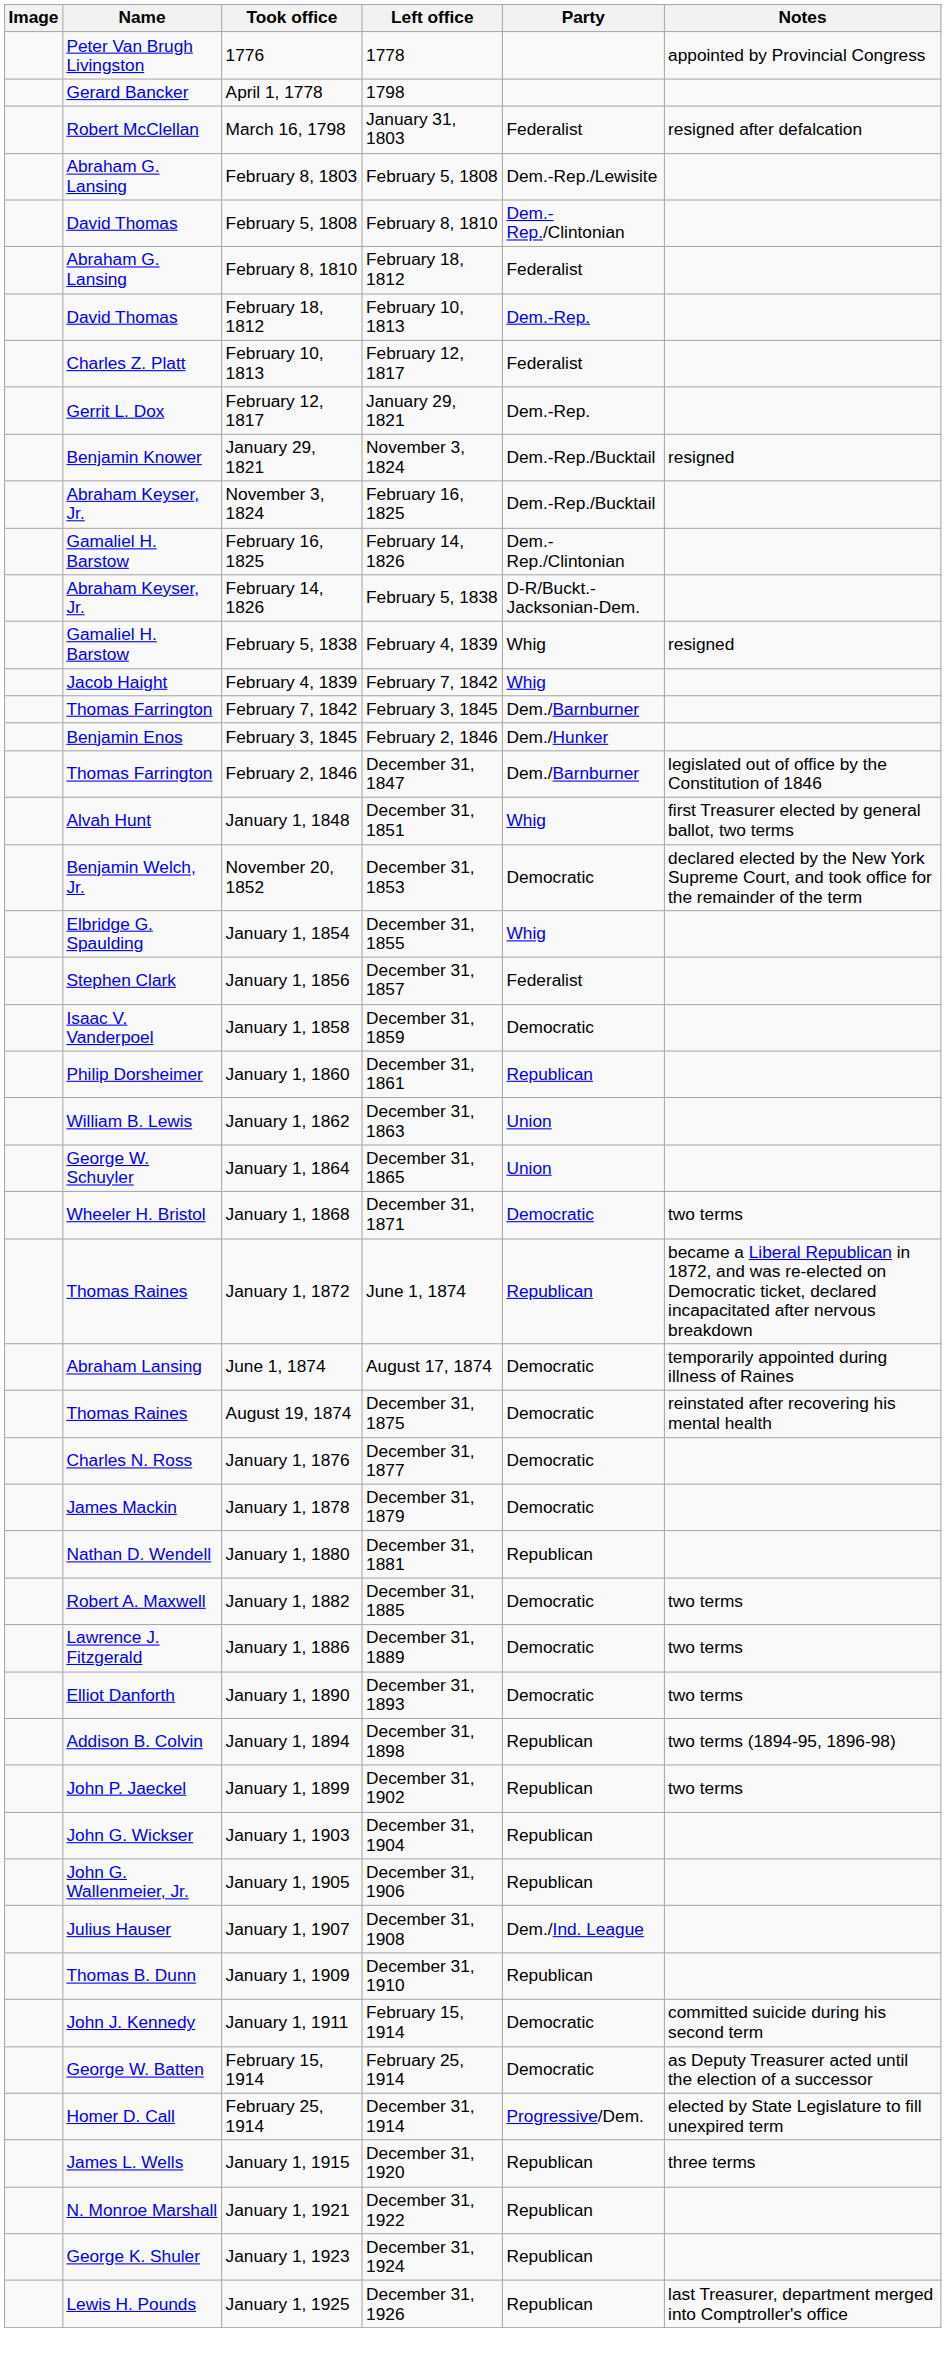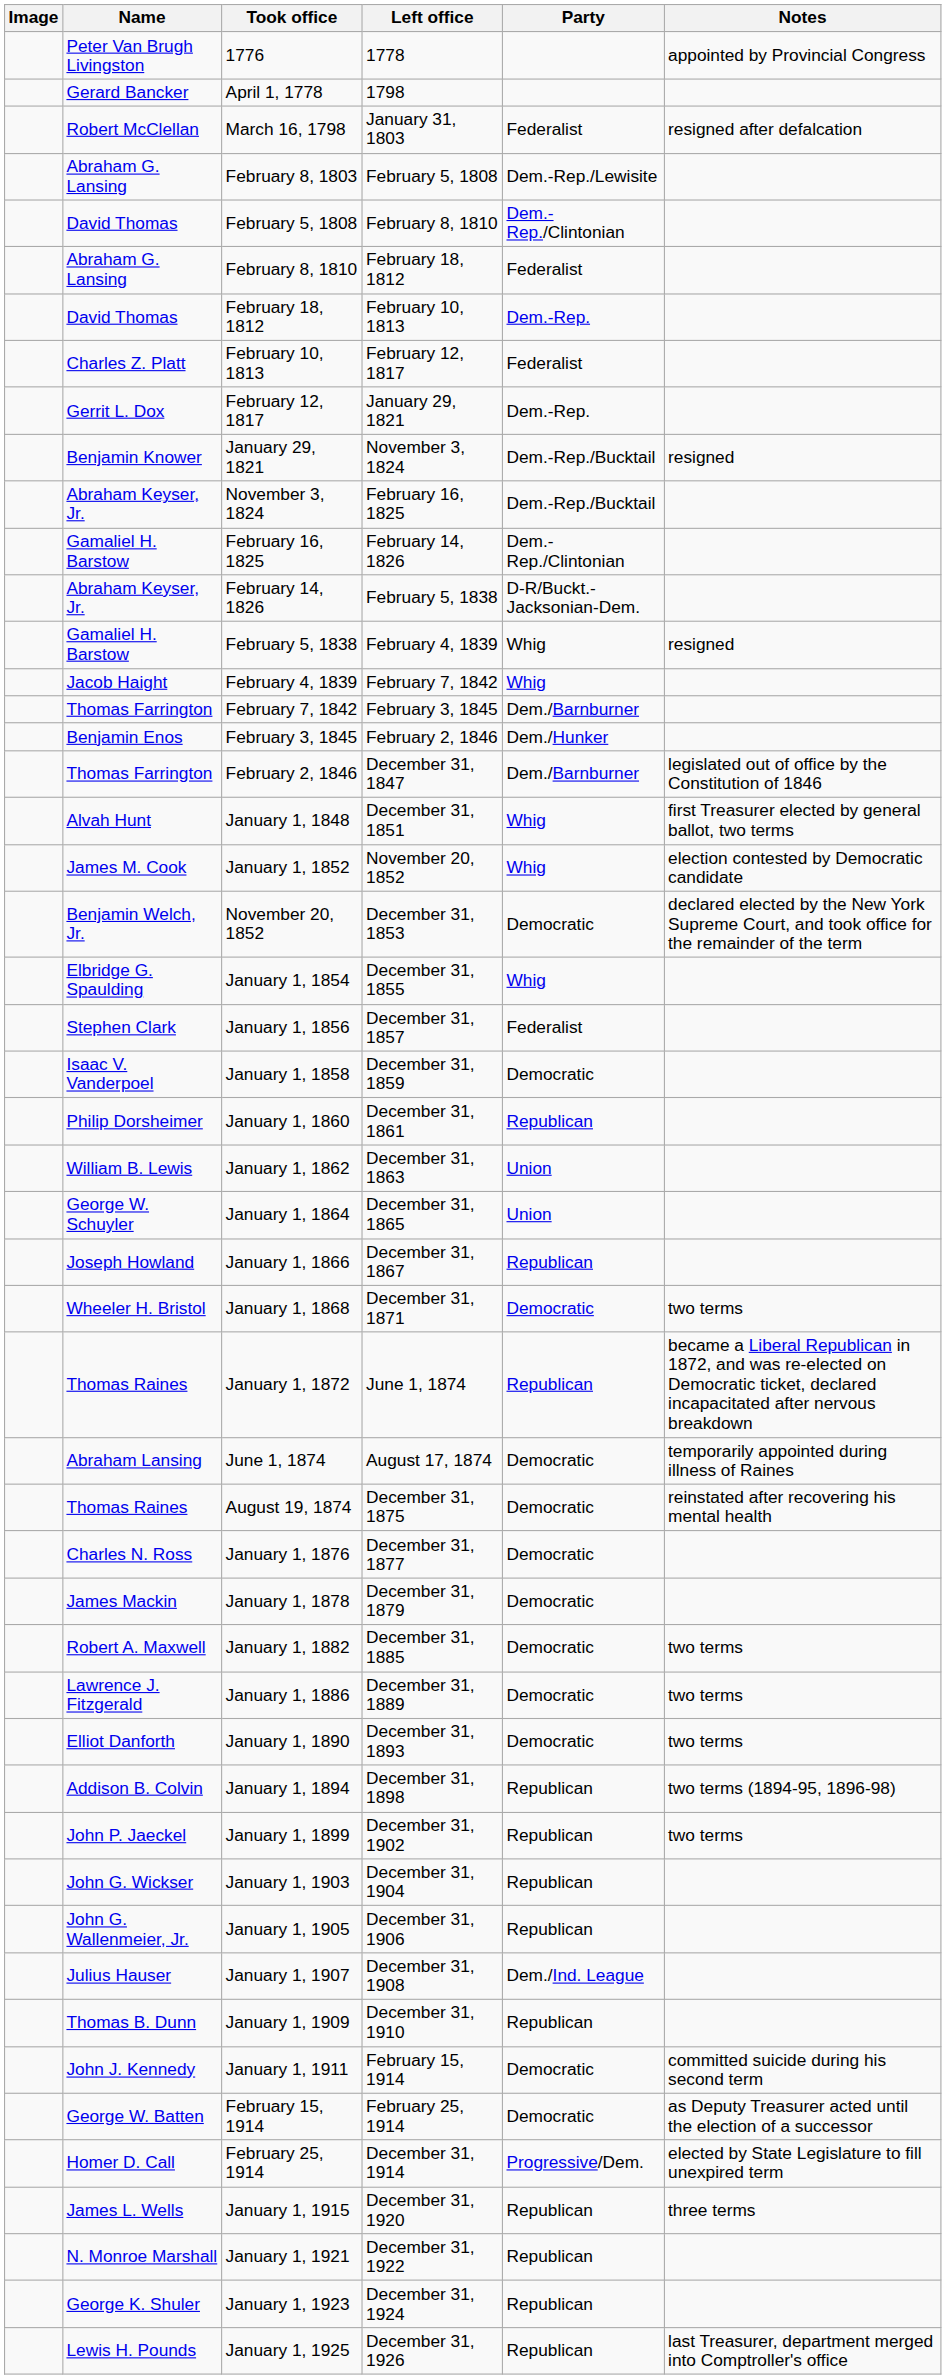+ row: (288, 867)
+ row: (288, 1261)
- row: (288, 1554)
